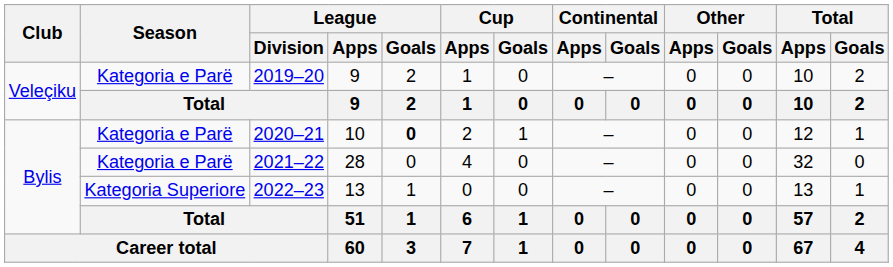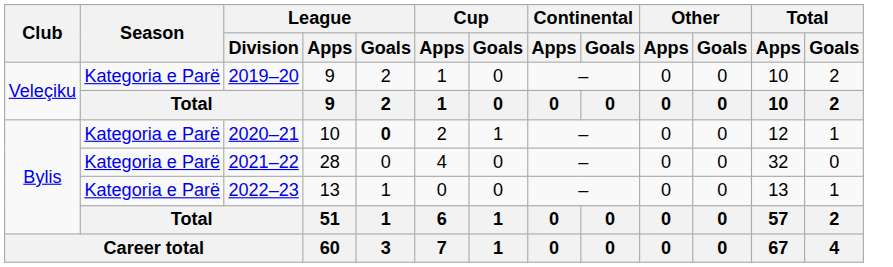(165, 190) Kategoria Superiore -> (152, 190) Kategoria e Parë
